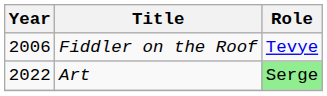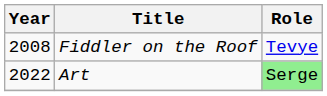(30, 47) 2006 -> (30, 47) 2008
